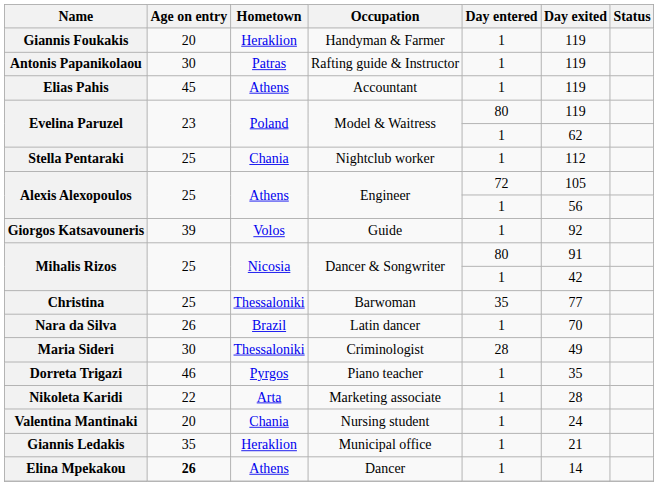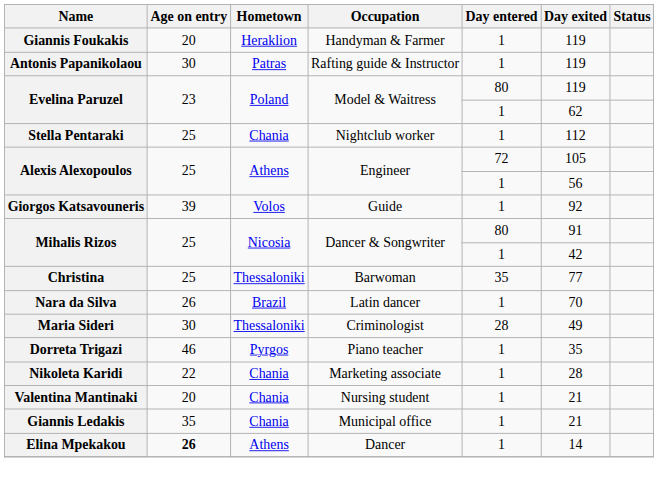- row: (76, 87)
(269, 397) Arta -> (269, 373) Chania
(576, 421) 24 -> (576, 397) 21
(269, 445) Heraklion -> (269, 421) Chania
